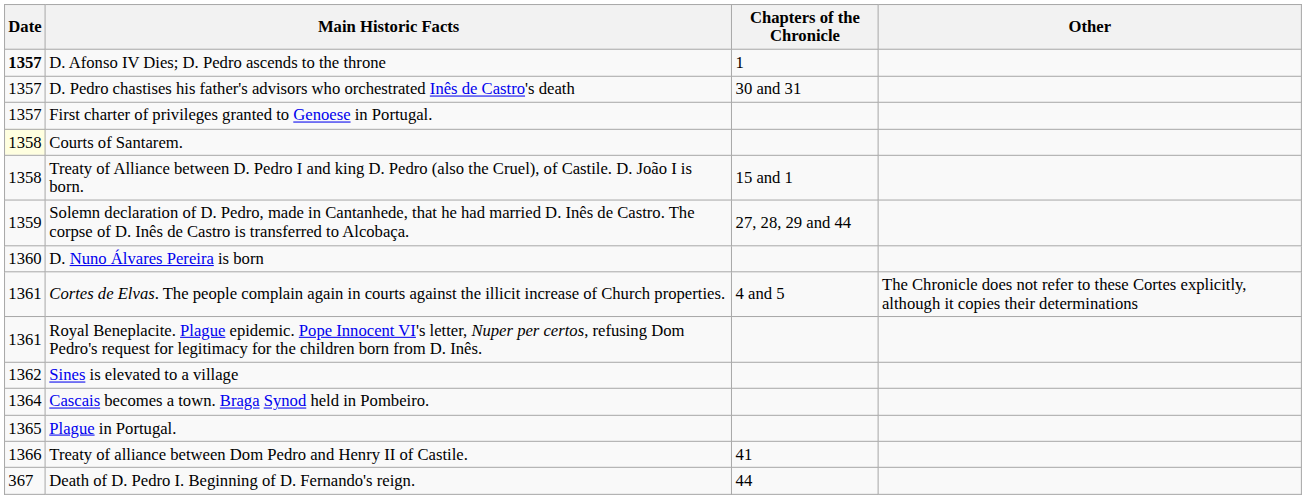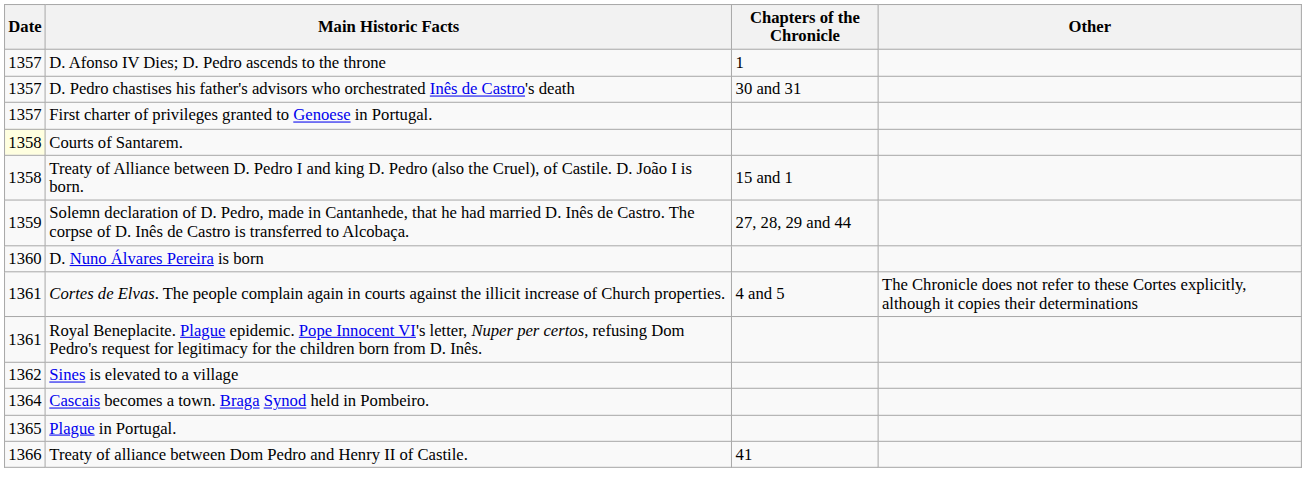(25, 62) bold -> (25, 62) normal
- row: (232, 480)
